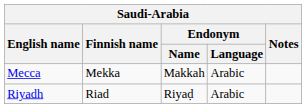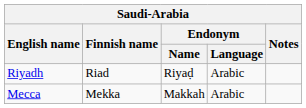rows swapped: (24, 73) <-> (25, 93)
